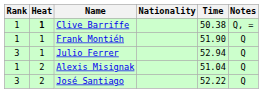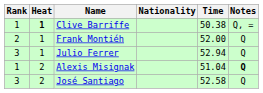(17, 40) 1 -> (17, 40) 2
(213, 40) 51.90 -> (213, 40) 52.00
(243, 67) normal -> (243, 67) bold
(213, 81) 52.22 -> (213, 81) 52.58
